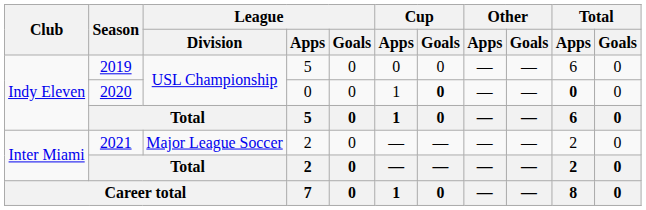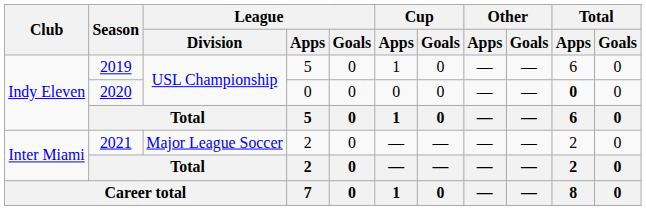(396, 67) 0 -> (396, 67) 1
(396, 92) 1 -> (396, 92) 0
(440, 92) bold -> (440, 92) normal
